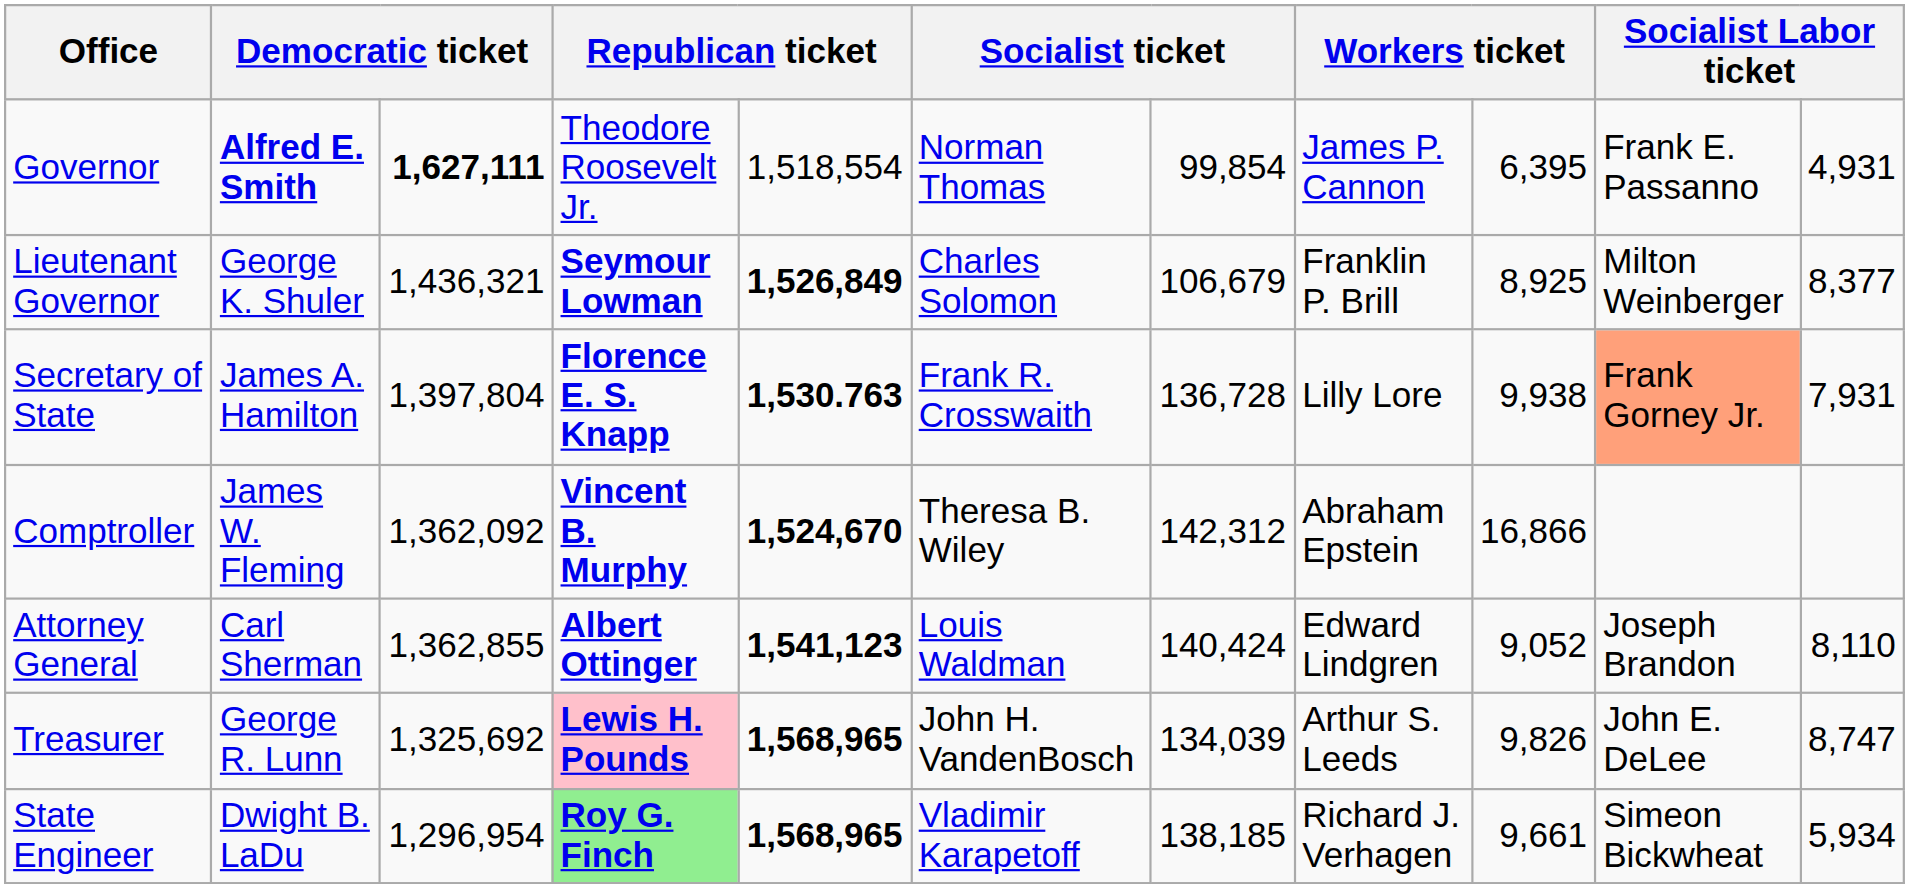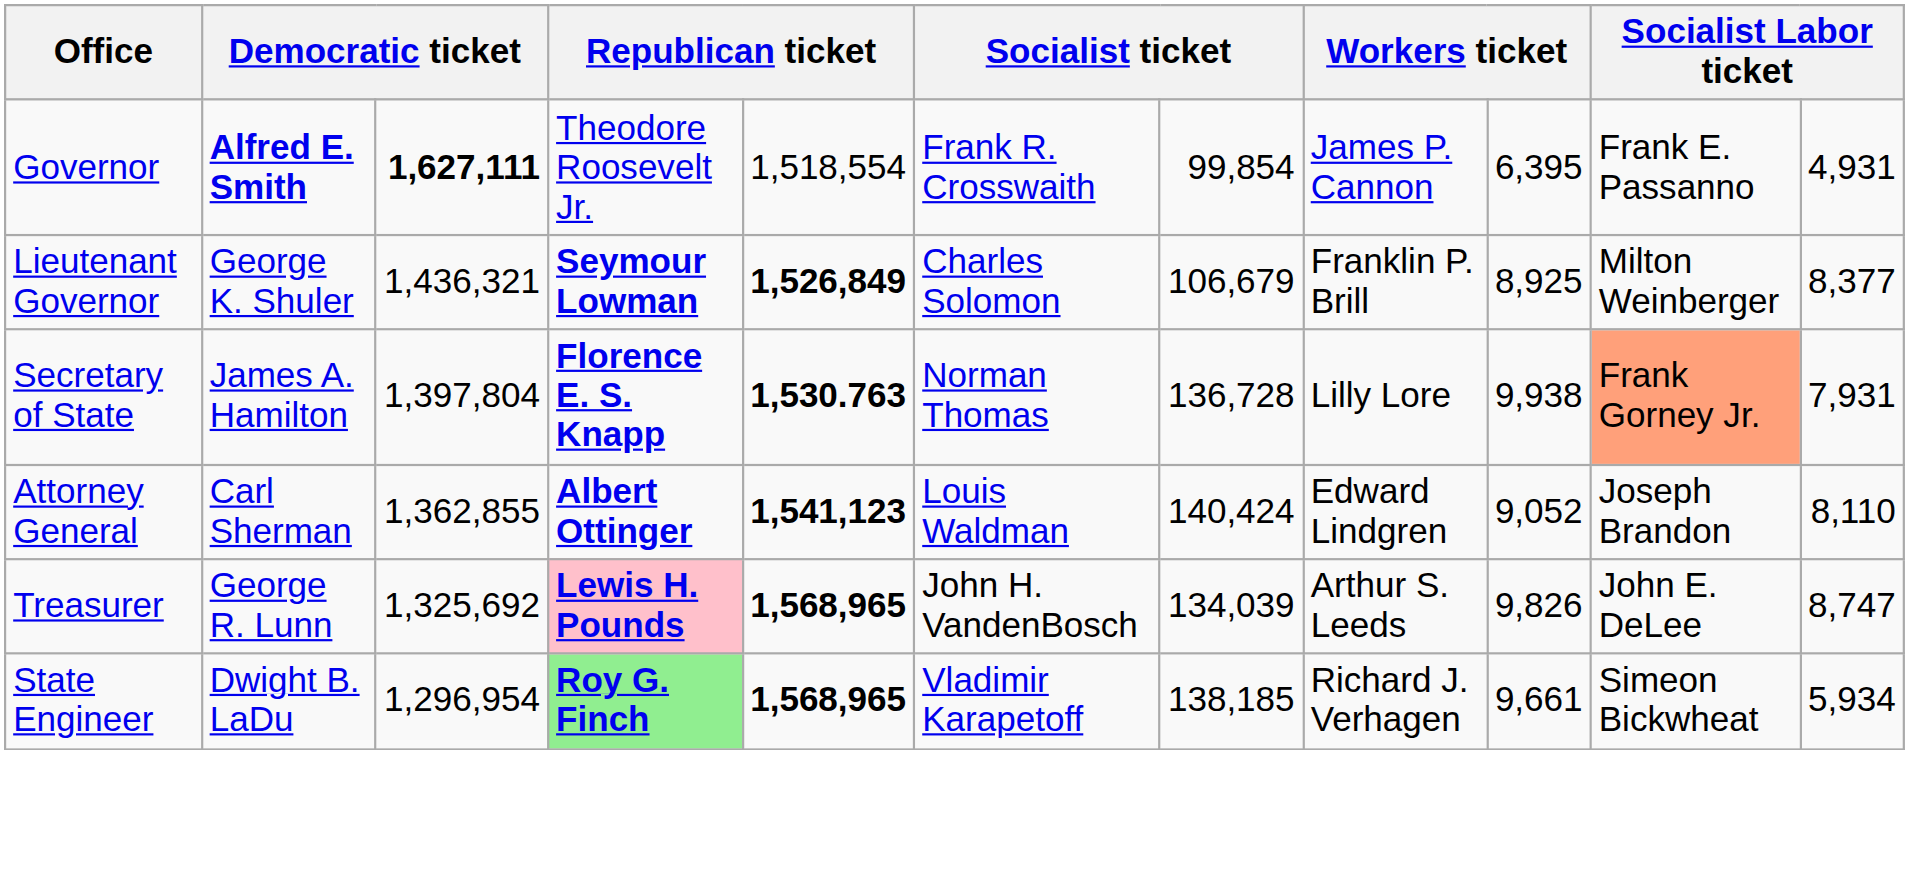(982, 166) Norman Thomas -> (1009, 166) Frank R. Crosswaith
(1005, 396) Frank R. Crosswaith -> (986, 396) Norman Thomas
- row: (104, 530)
